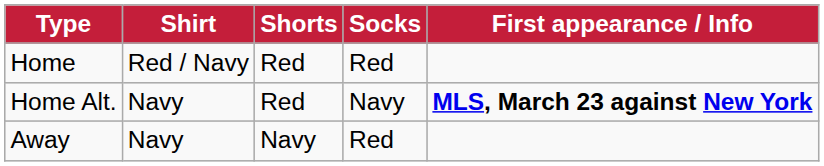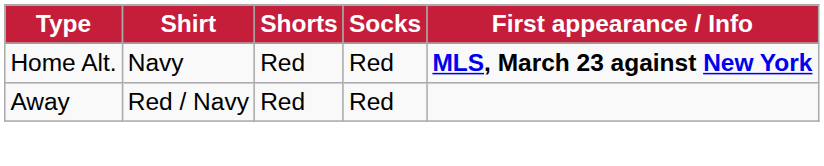- row: (43, 62)
(377, 101) Navy -> (371, 62) Red
(156, 140) Navy -> (188, 101) Red / Navy
(288, 140) Navy -> (283, 101) Red
